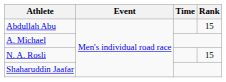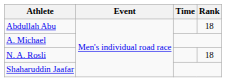(209, 26) 15 -> (209, 26) 18
(209, 55) 15 -> (209, 55) 18
